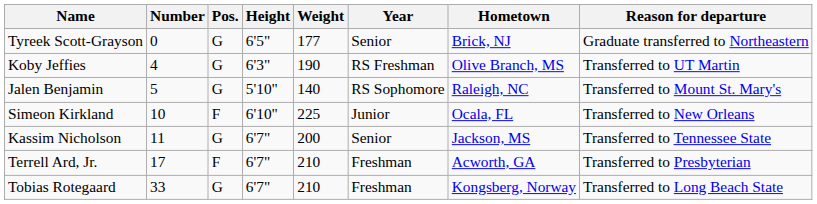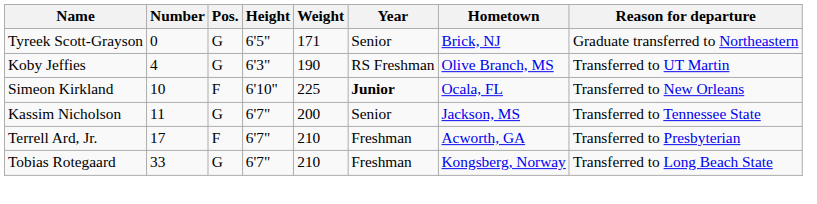(309, 41) 177 -> (309, 41) 171
- row: (56, 89)
(370, 114) normal -> (373, 89) bold
